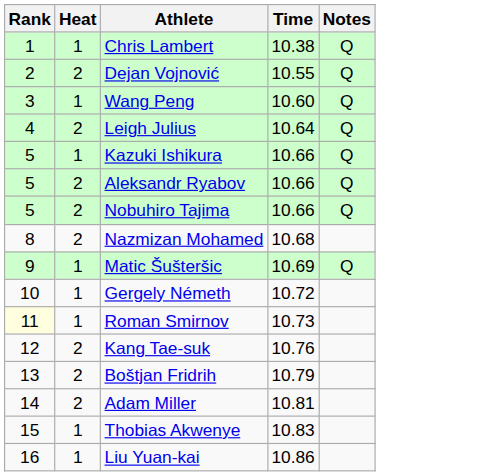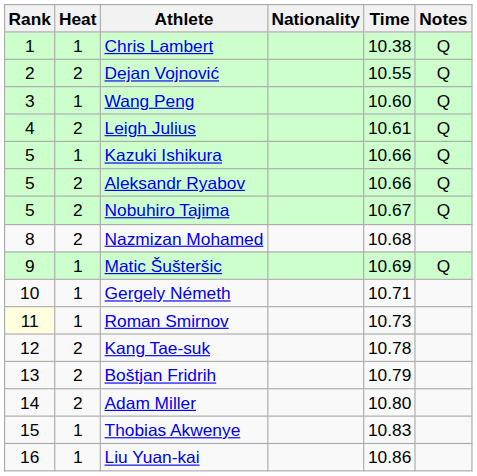+ column: (316, 18)
(293, 128) 10.64 -> (390, 128) 10.61
(293, 210) 10.66 -> (390, 210) 10.67
(293, 293) 10.72 -> (390, 293) 10.71
(293, 348) 10.76 -> (390, 348) 10.78
(293, 403) 10.81 -> (390, 403) 10.80
